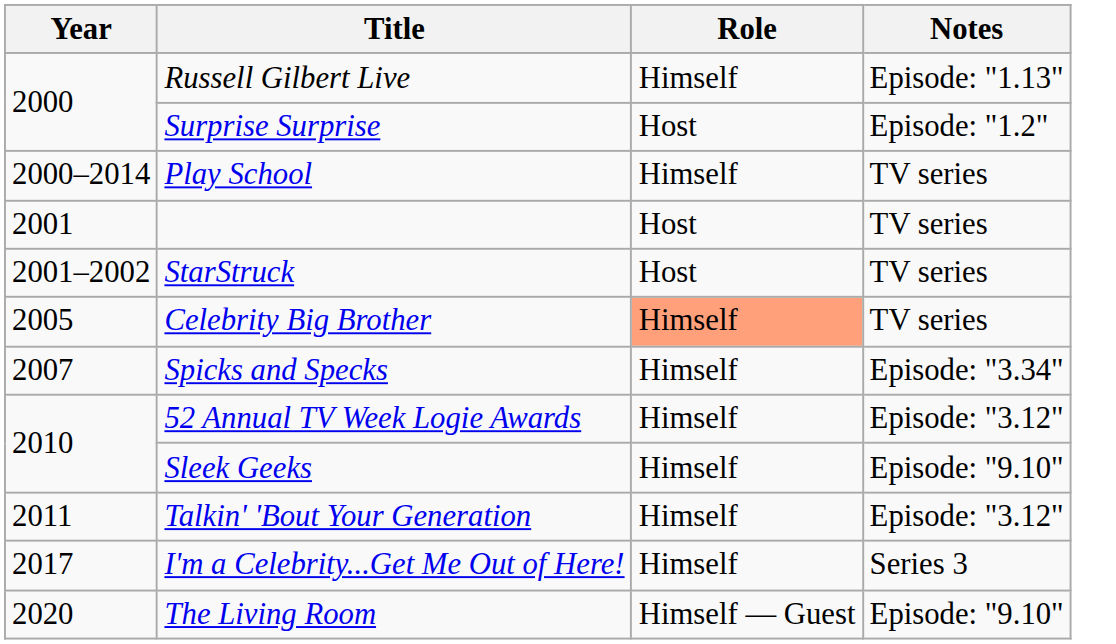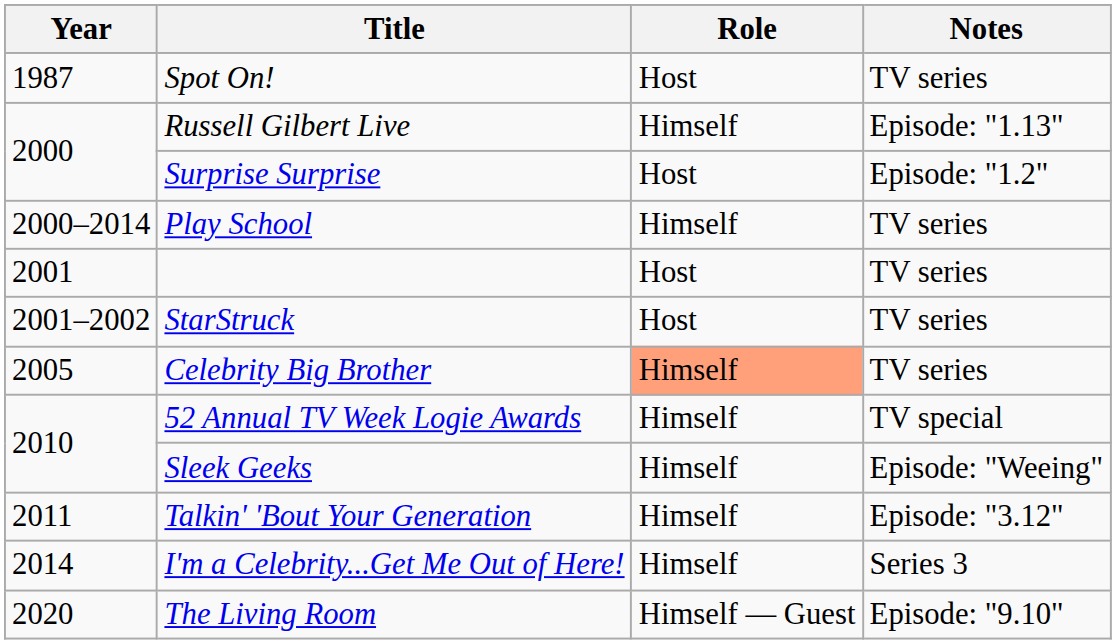+ row: (219, 77)
- row: (276, 369)
(967, 418) Episode: "3.12" -> (936, 418) TV special
(967, 467) Episode: "9.10" -> (986, 467) Episode: "Weeing"
(43, 564) 2017 -> (43, 564) 2014
